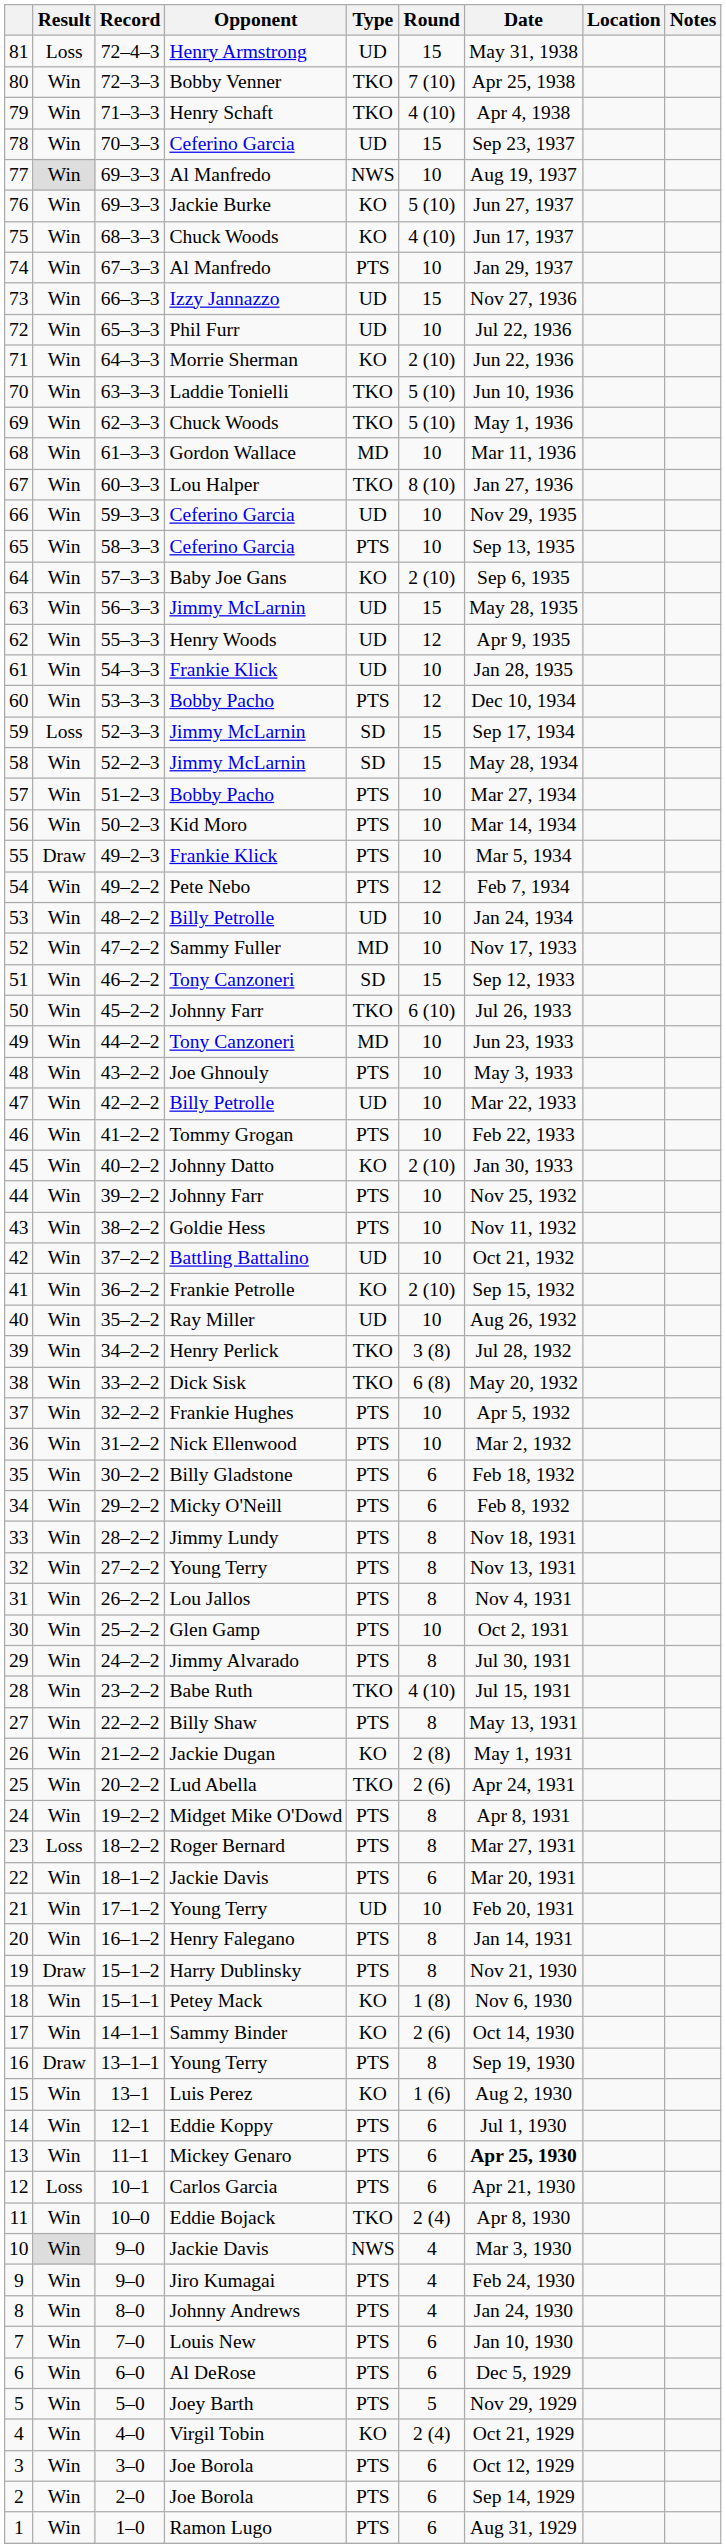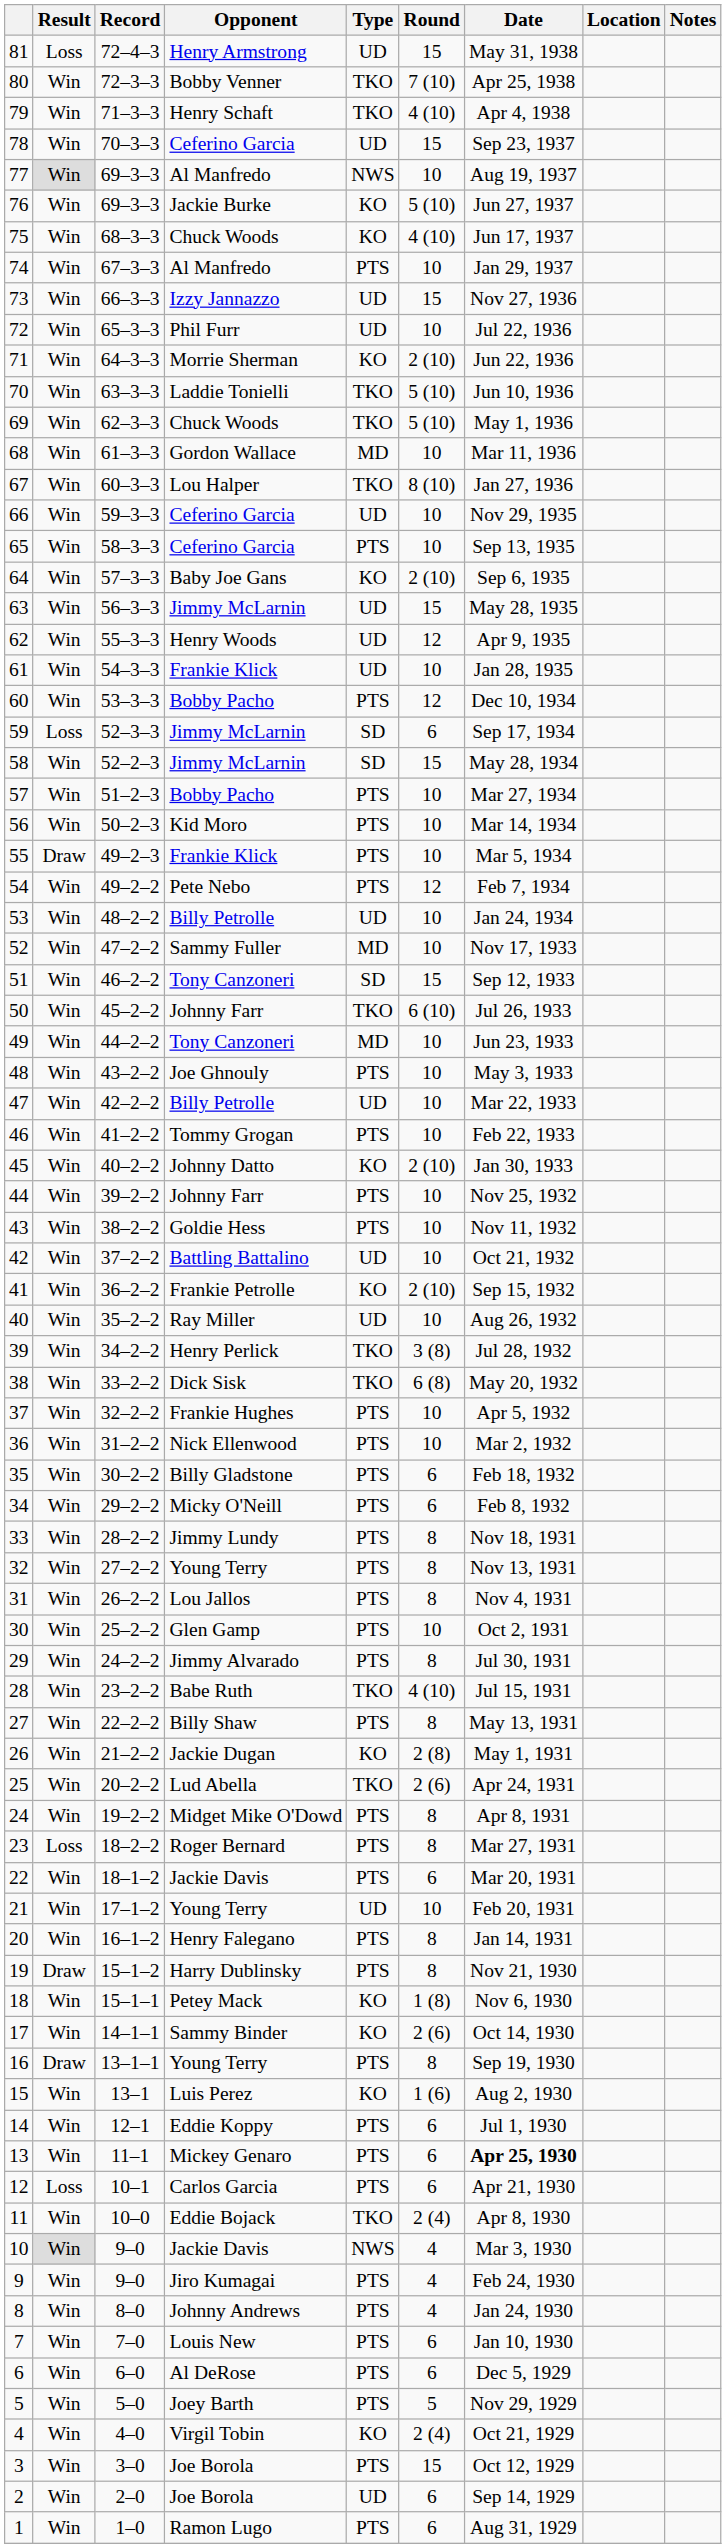(432, 732) 15 -> (432, 732) 6
(432, 2465) 6 -> (432, 2465) 15
(373, 2496) PTS -> (373, 2496) UD
